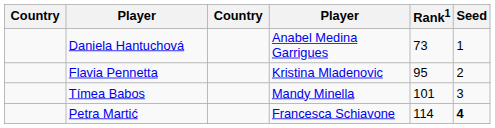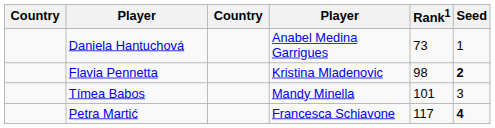(420, 73) 95 -> (420, 73) 98
(460, 73) normal -> (460, 73) bold
(424, 113) 114 -> (424, 113) 117
